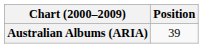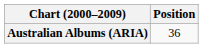(174, 33) 39 -> (174, 33) 36
